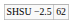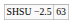(61, 12) 62 -> (61, 12) 63
